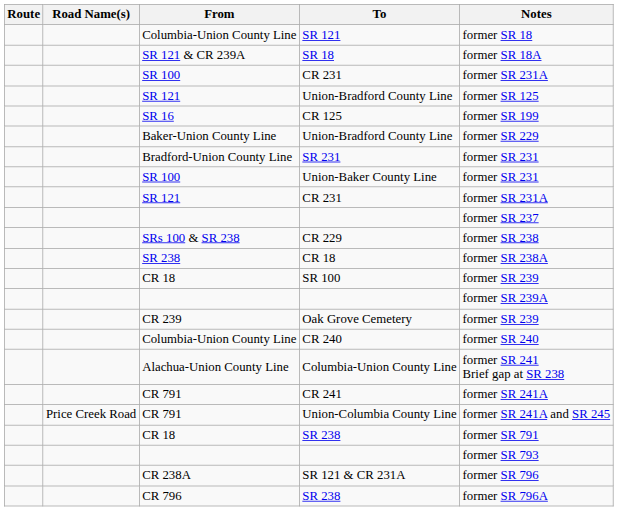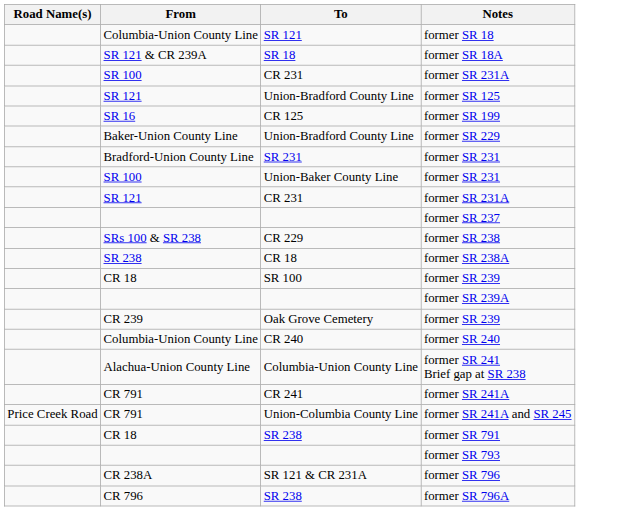- column: (24, 14)
